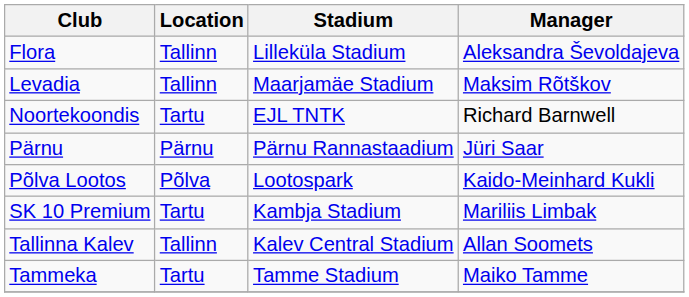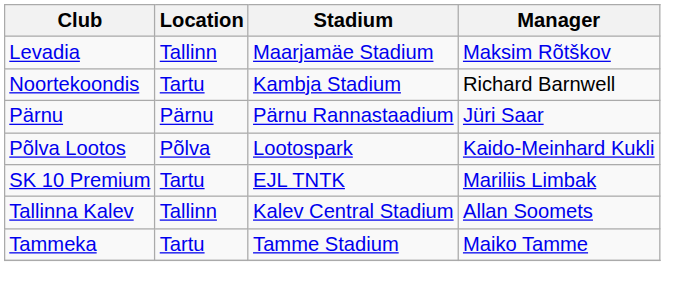- row: (32, 52)
(299, 116) EJL TNTK -> (327, 84) Kambja Stadium
(327, 212) Kambja Stadium -> (299, 180) EJL TNTK
